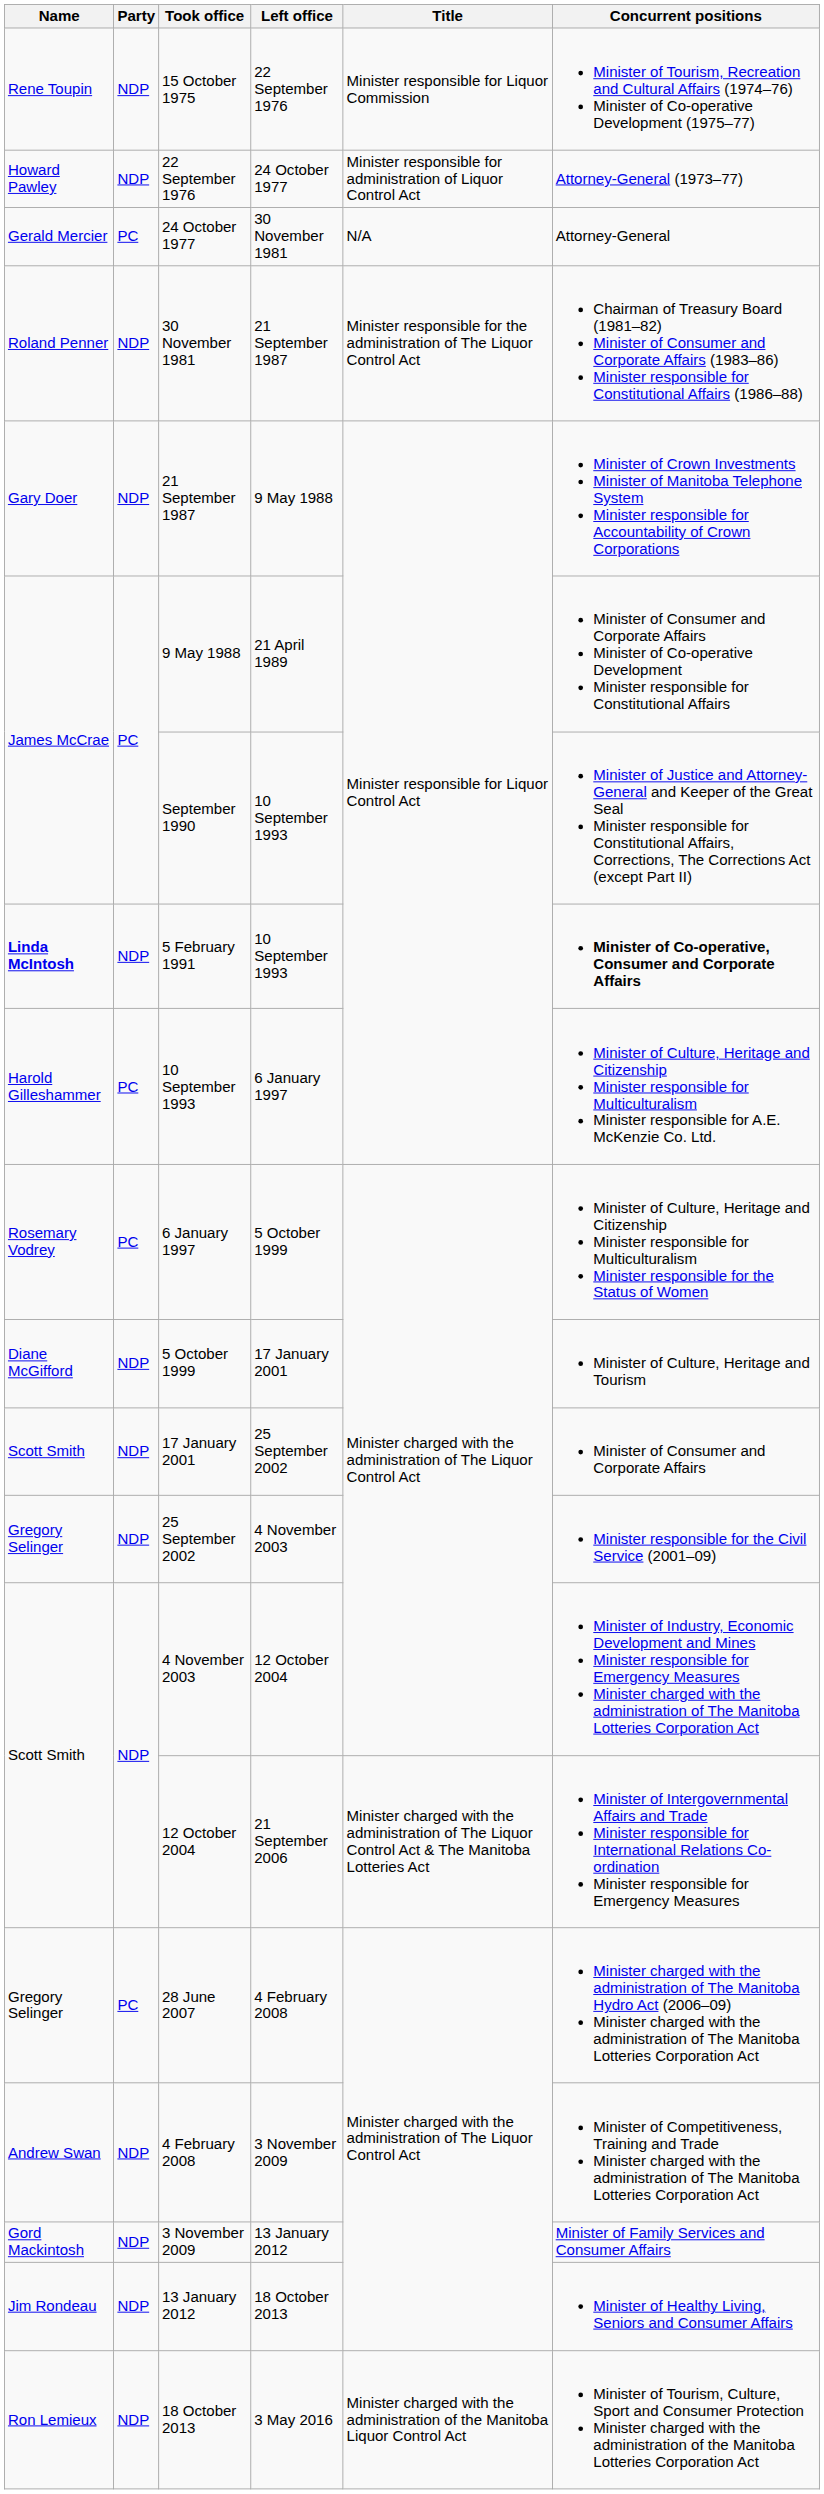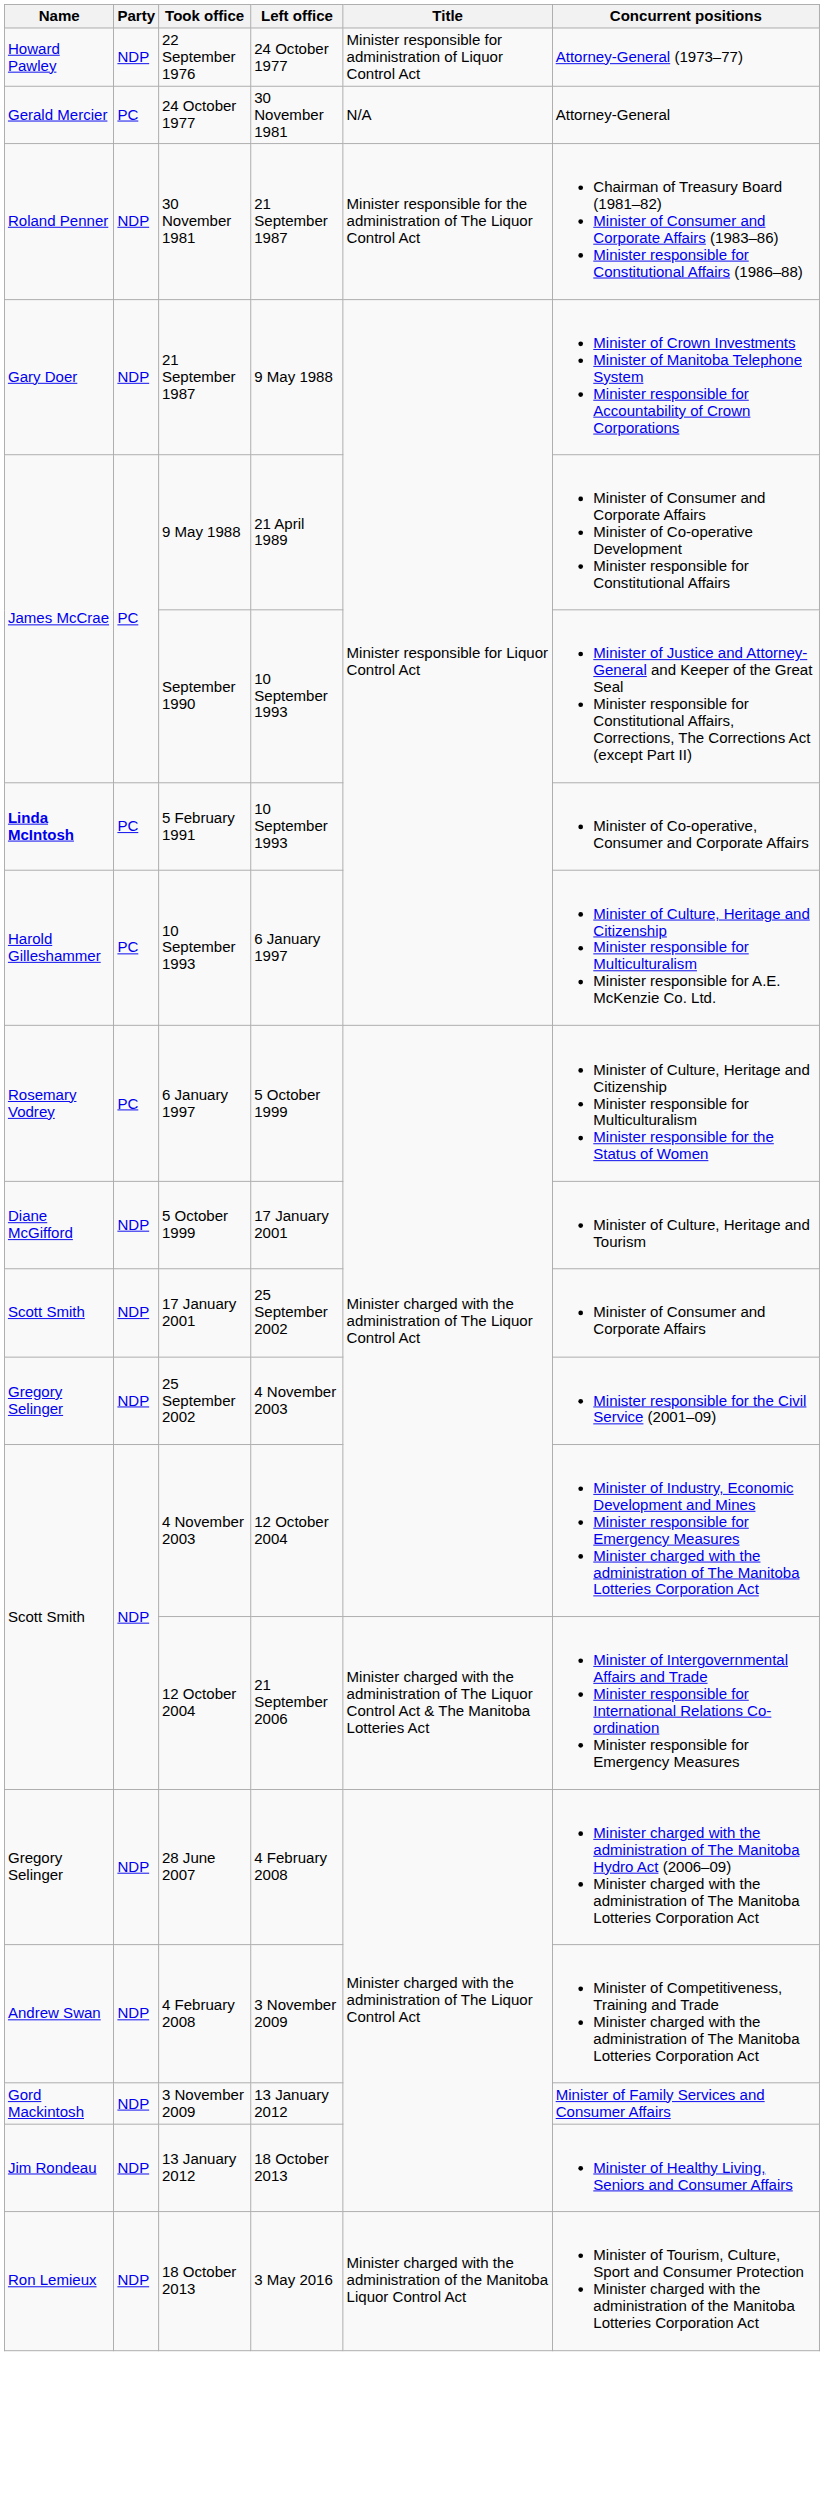- row: (199, 89)
(133, 956) NDP -> (128, 826) PC
(686, 965) bold -> (686, 835) normal
(128, 2005) PC -> (133, 1866) NDP
